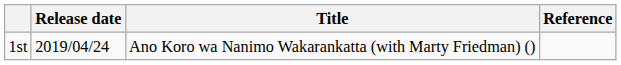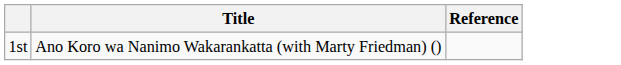- column: (78, 18)
